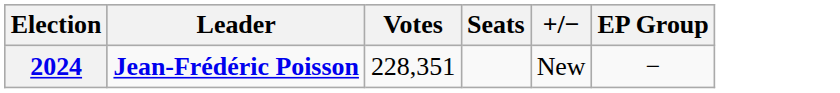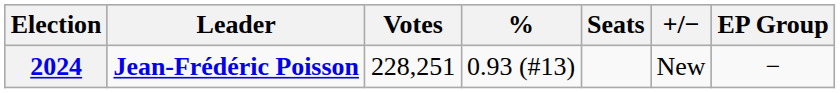+ column: (521, 25)
(413, 66) 228,351 -> (413, 66) 228,251
